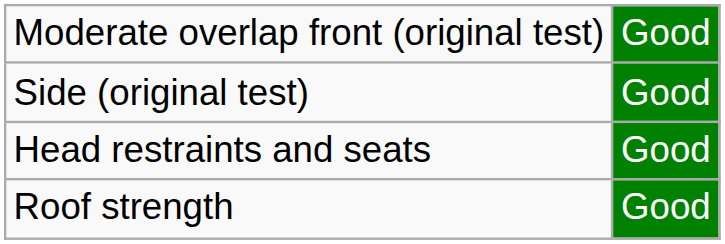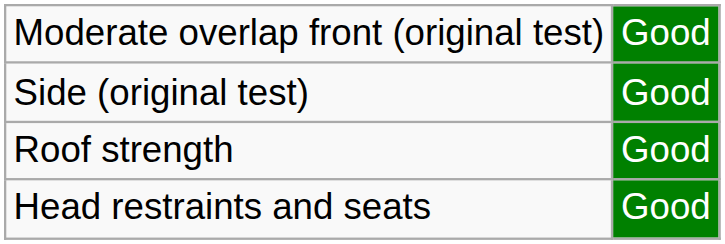rows swapped: (124, 207) <-> (222, 149)
